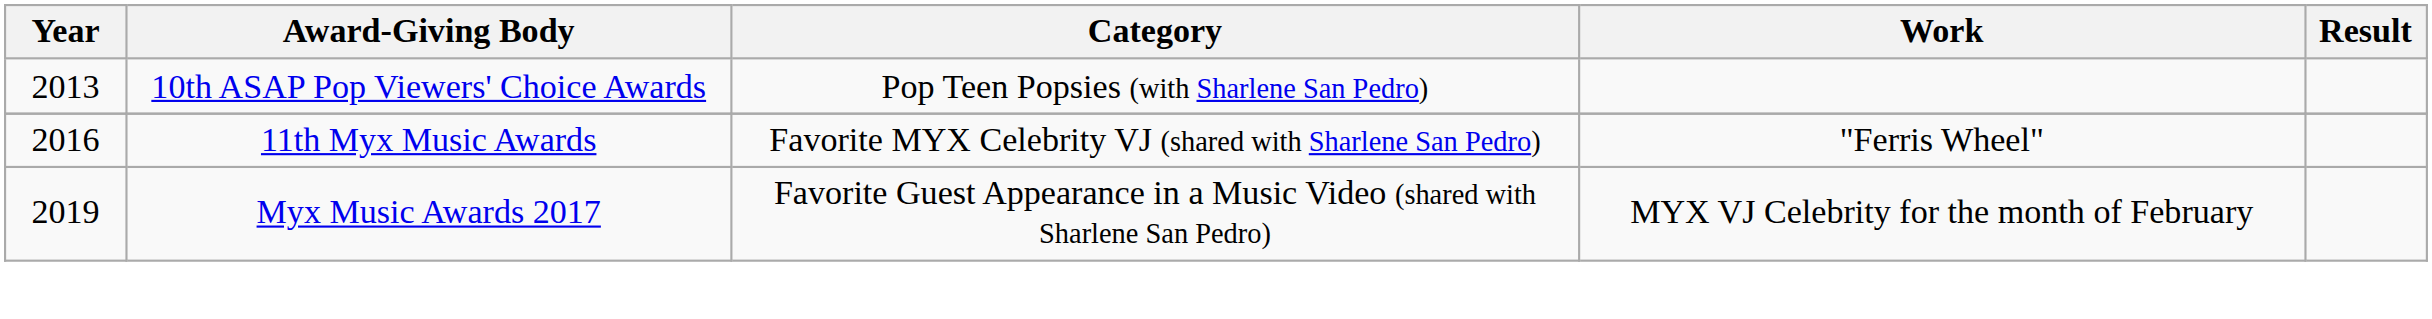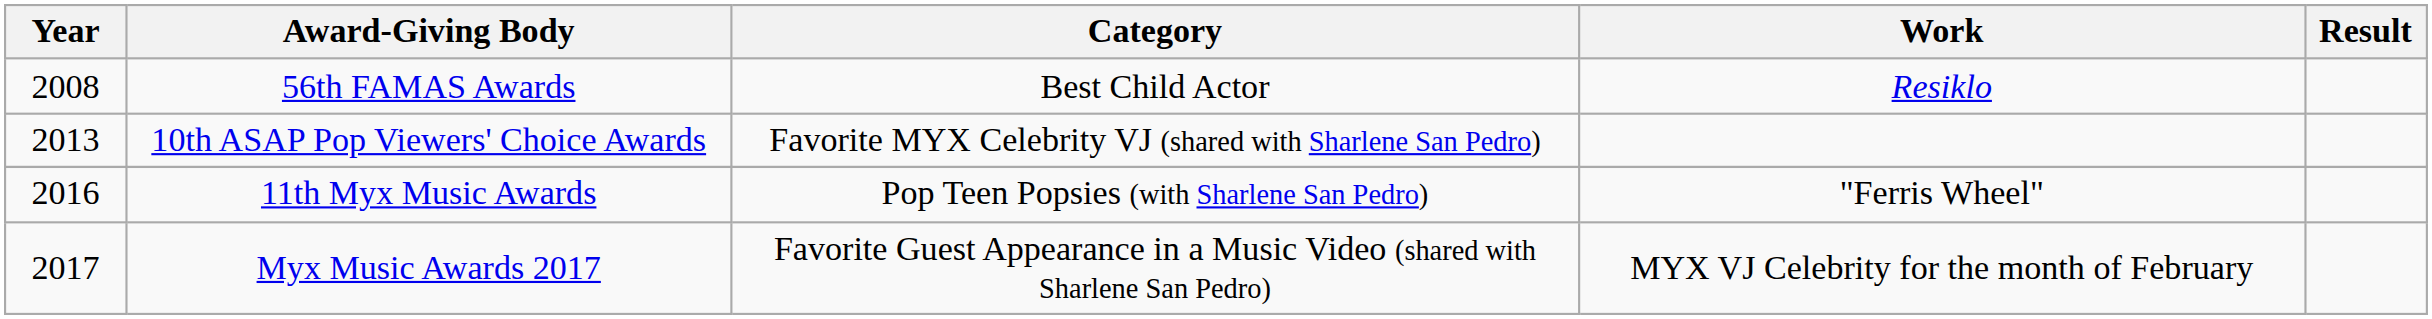+ row: (429, 85)
(1155, 85) Pop Teen Popsies (with Sharlene San Pedro) -> (1155, 139) Favorite MYX Celebrity VJ (shared with Sharlene San Pedro)
(1155, 139) Favorite MYX Celebrity VJ (shared with Sharlene San Pedro) -> (1155, 193) Pop Teen Popsies (with Sharlene San Pedro)
(66, 212) 2019 -> (66, 266) 2017
